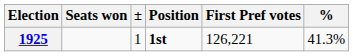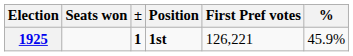(138, 39) normal -> (138, 39) bold
(326, 39) 41.3% -> (326, 39) 45.9%
